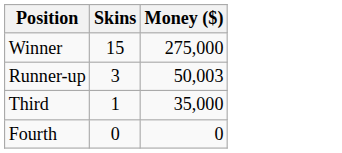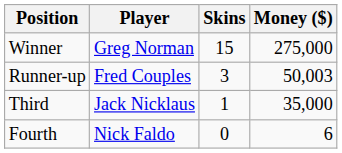+ column: (144, 18)
(219, 133) 0 -> (328, 133) 6
